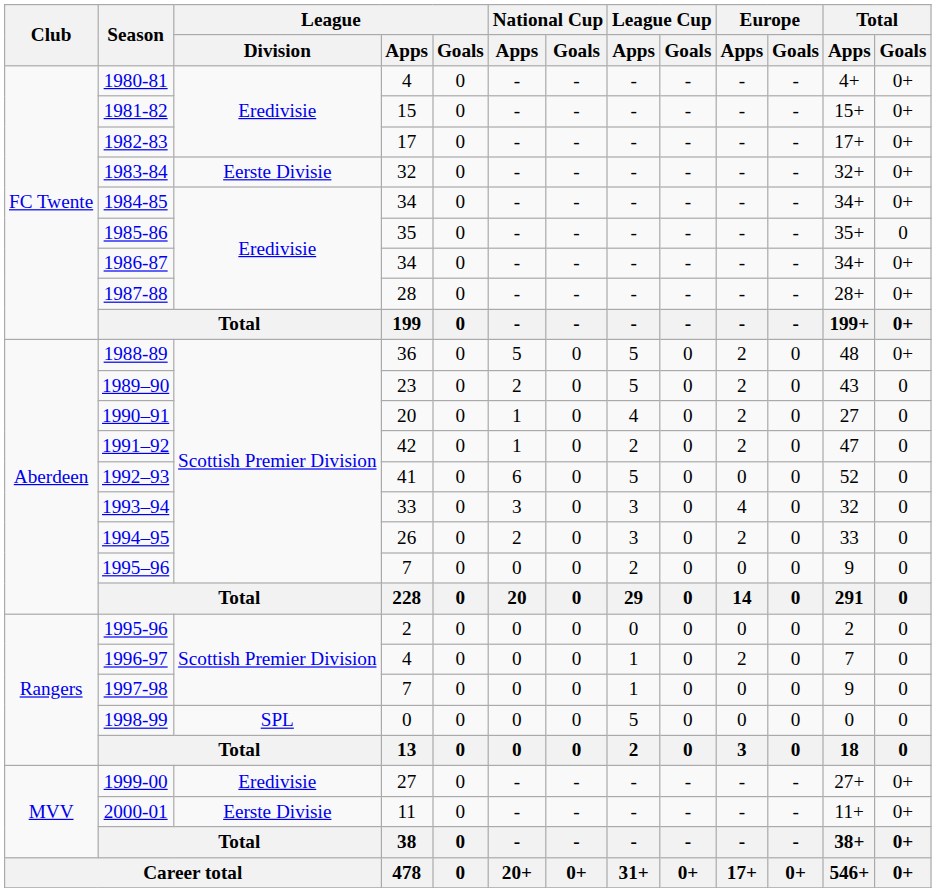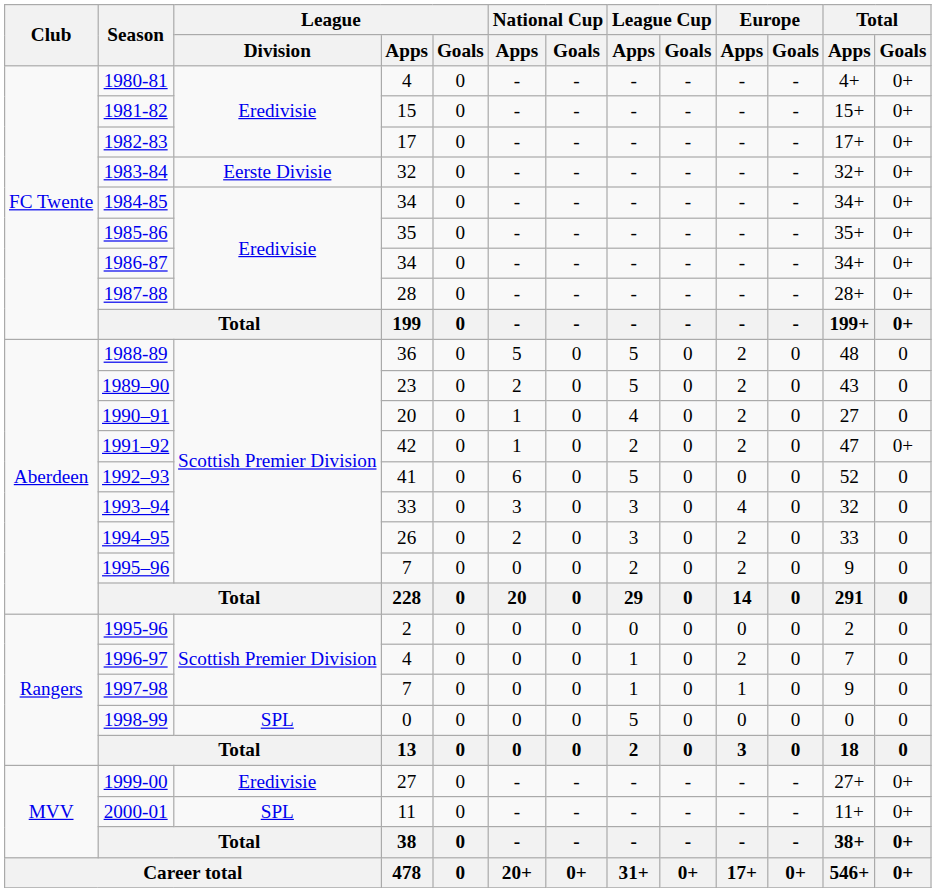(903, 232) 0 -> (903, 232) 0+
(903, 354) 0+ -> (903, 354) 0
(903, 446) 0 -> (903, 446) 0+
(742, 567) 0 -> (742, 567) 2
(742, 689) 0 -> (742, 689) 1
(277, 811) Eerste Divisie -> (277, 811) SPL
